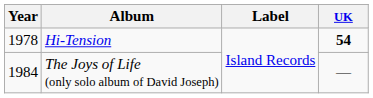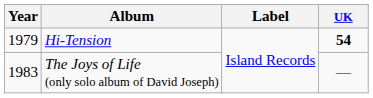(23, 40) 1978 -> (23, 40) 1979
(23, 72) 1984 -> (23, 72) 1983
